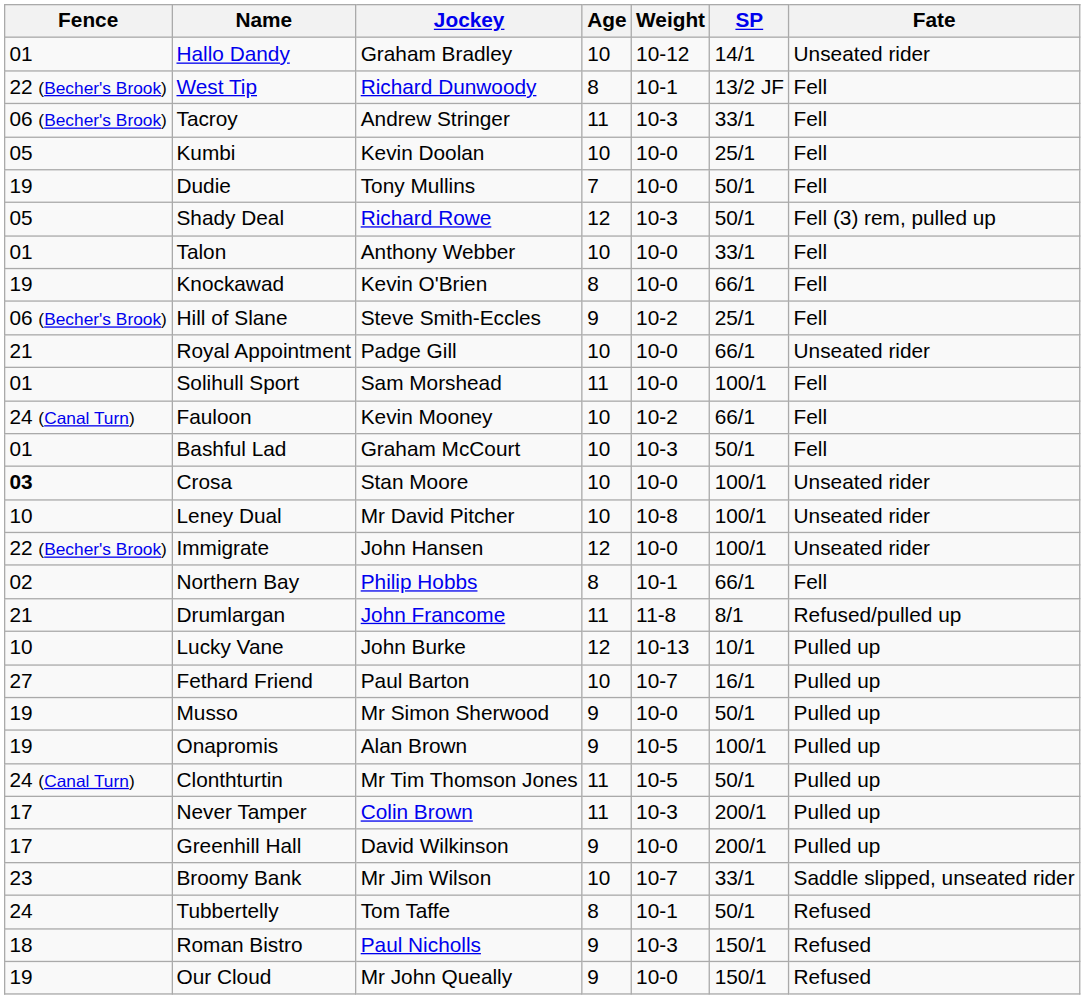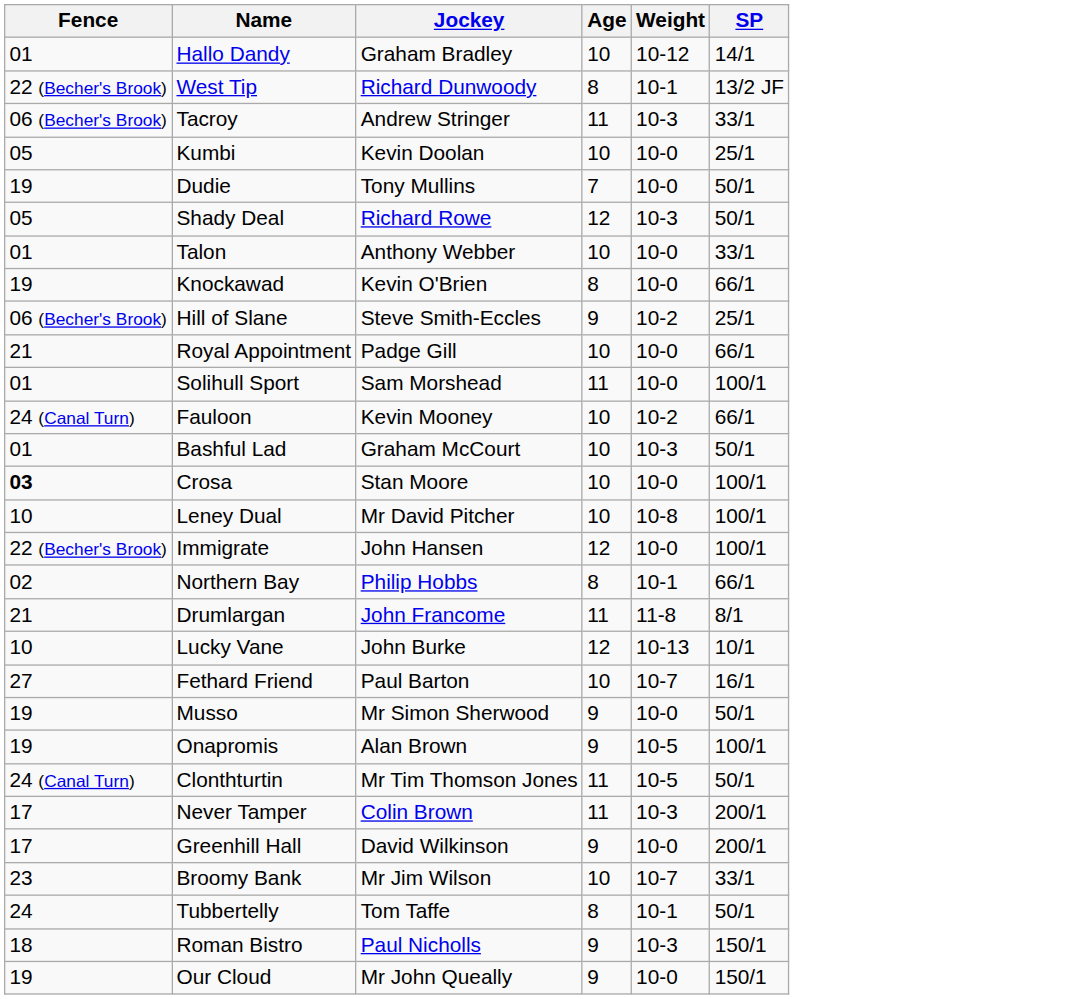- column: (934, 20)
